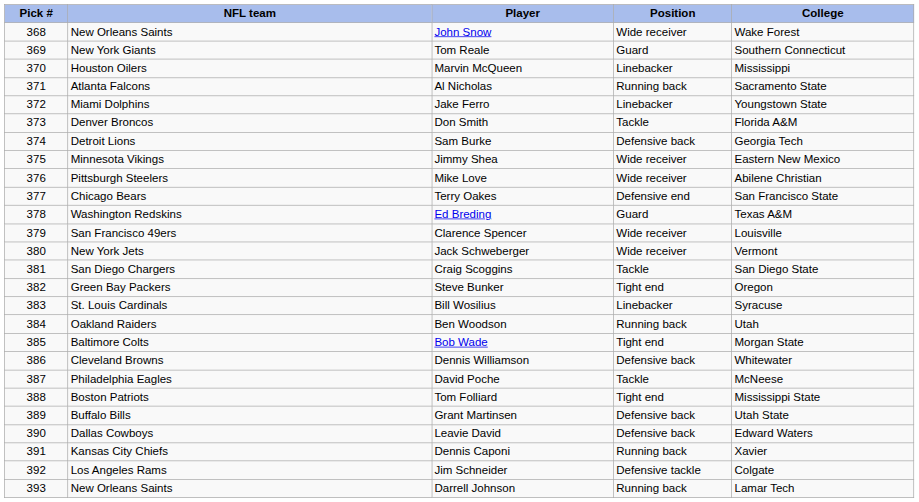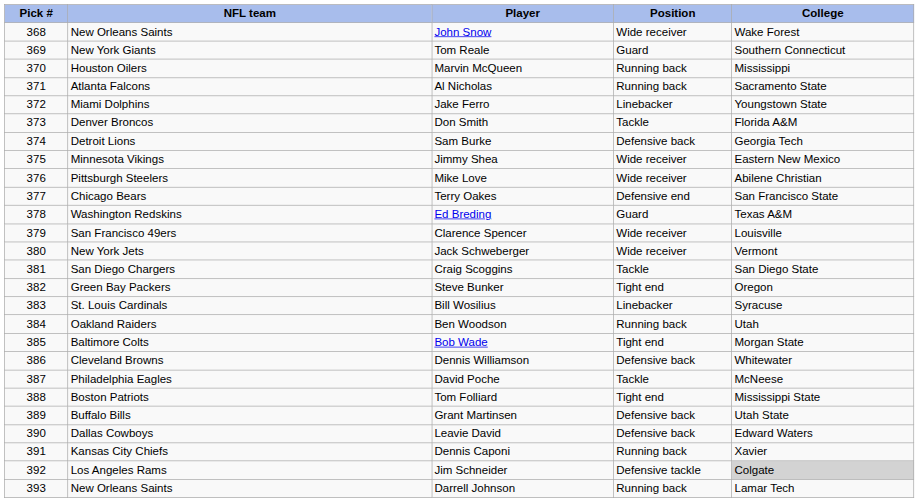(644, 68) Linebacker -> (651, 68) Running back
(754, 470) no background -> (754, 470) lightgrey background
